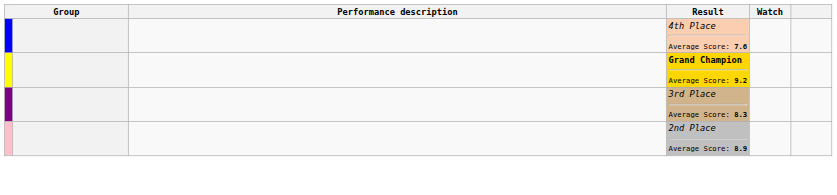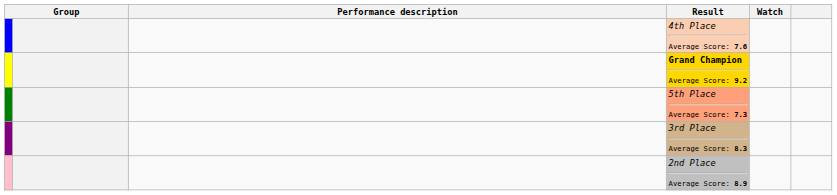+ row: (708, 104)
